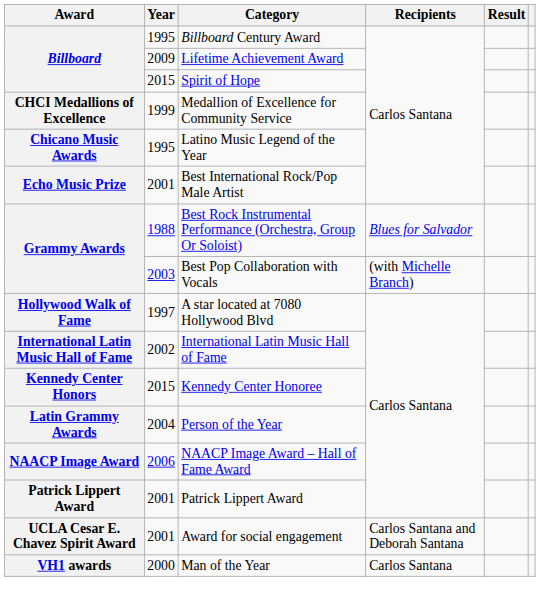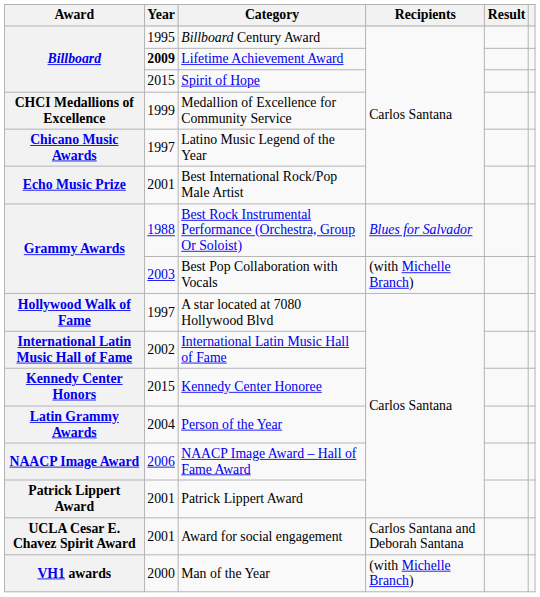(161, 59) normal -> (161, 59) bold
(161, 147) 1995 -> (161, 147) 1997
(411, 565) Carlos Santana -> (410, 573) (with Michelle Branch)
